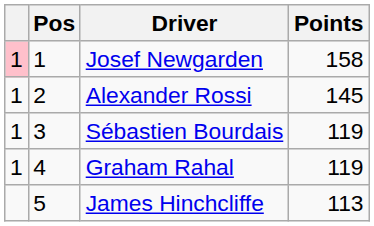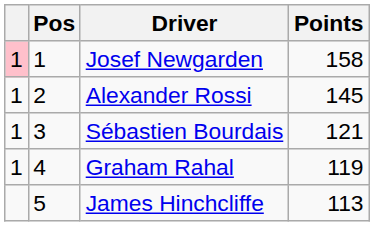(345, 131) 119 -> (344, 131) 121
